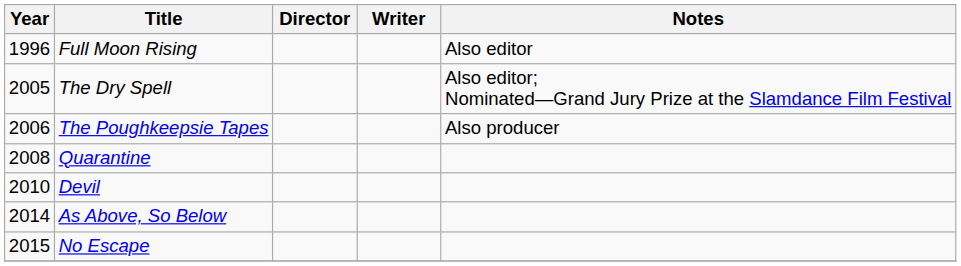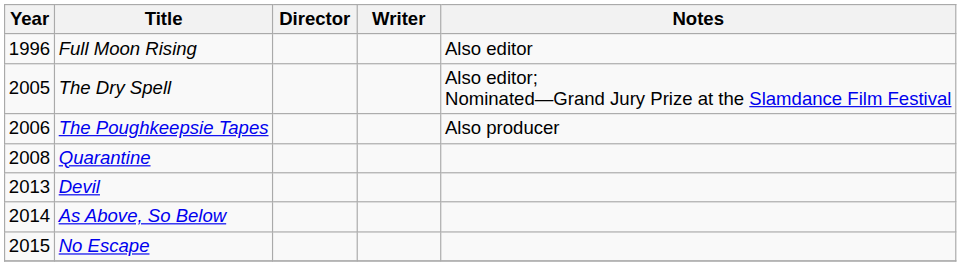(30, 187) 2010 -> (30, 187) 2013
